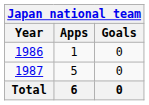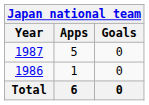rows swapped: (29, 52) <-> (29, 71)
